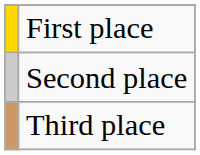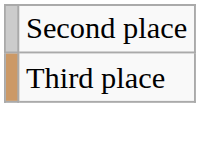- row: (90, 28)
